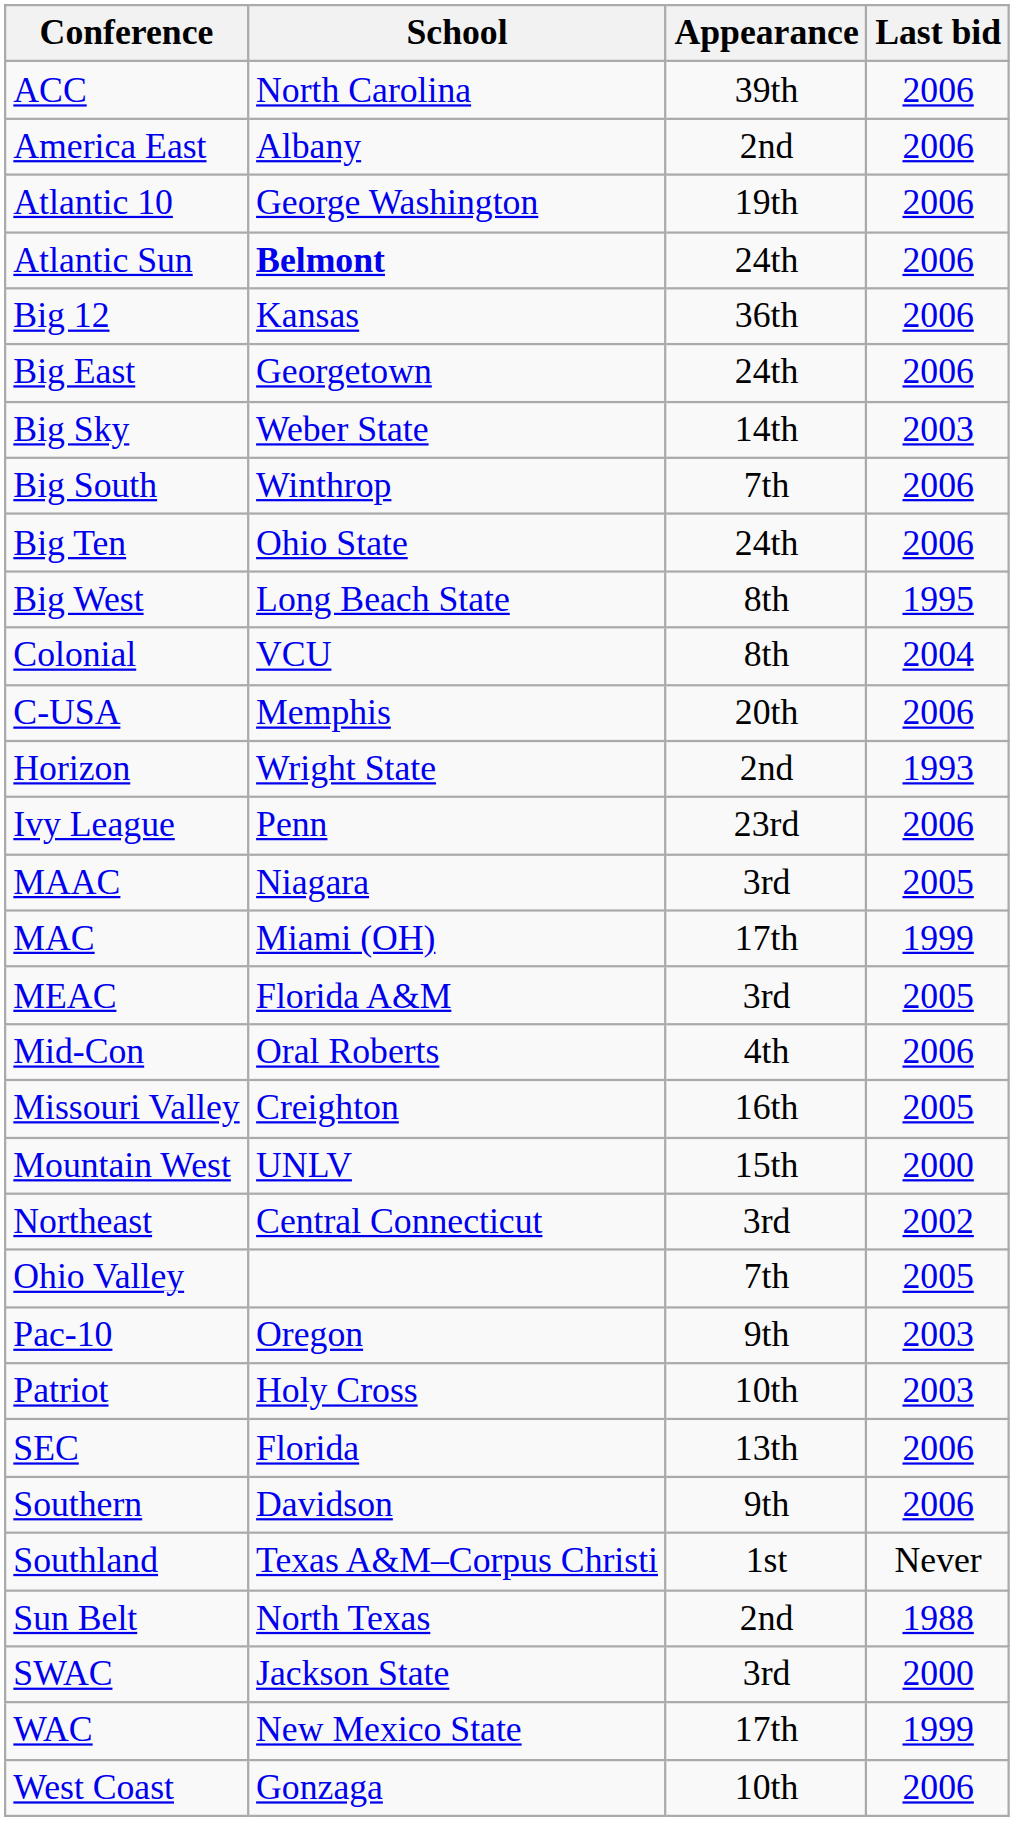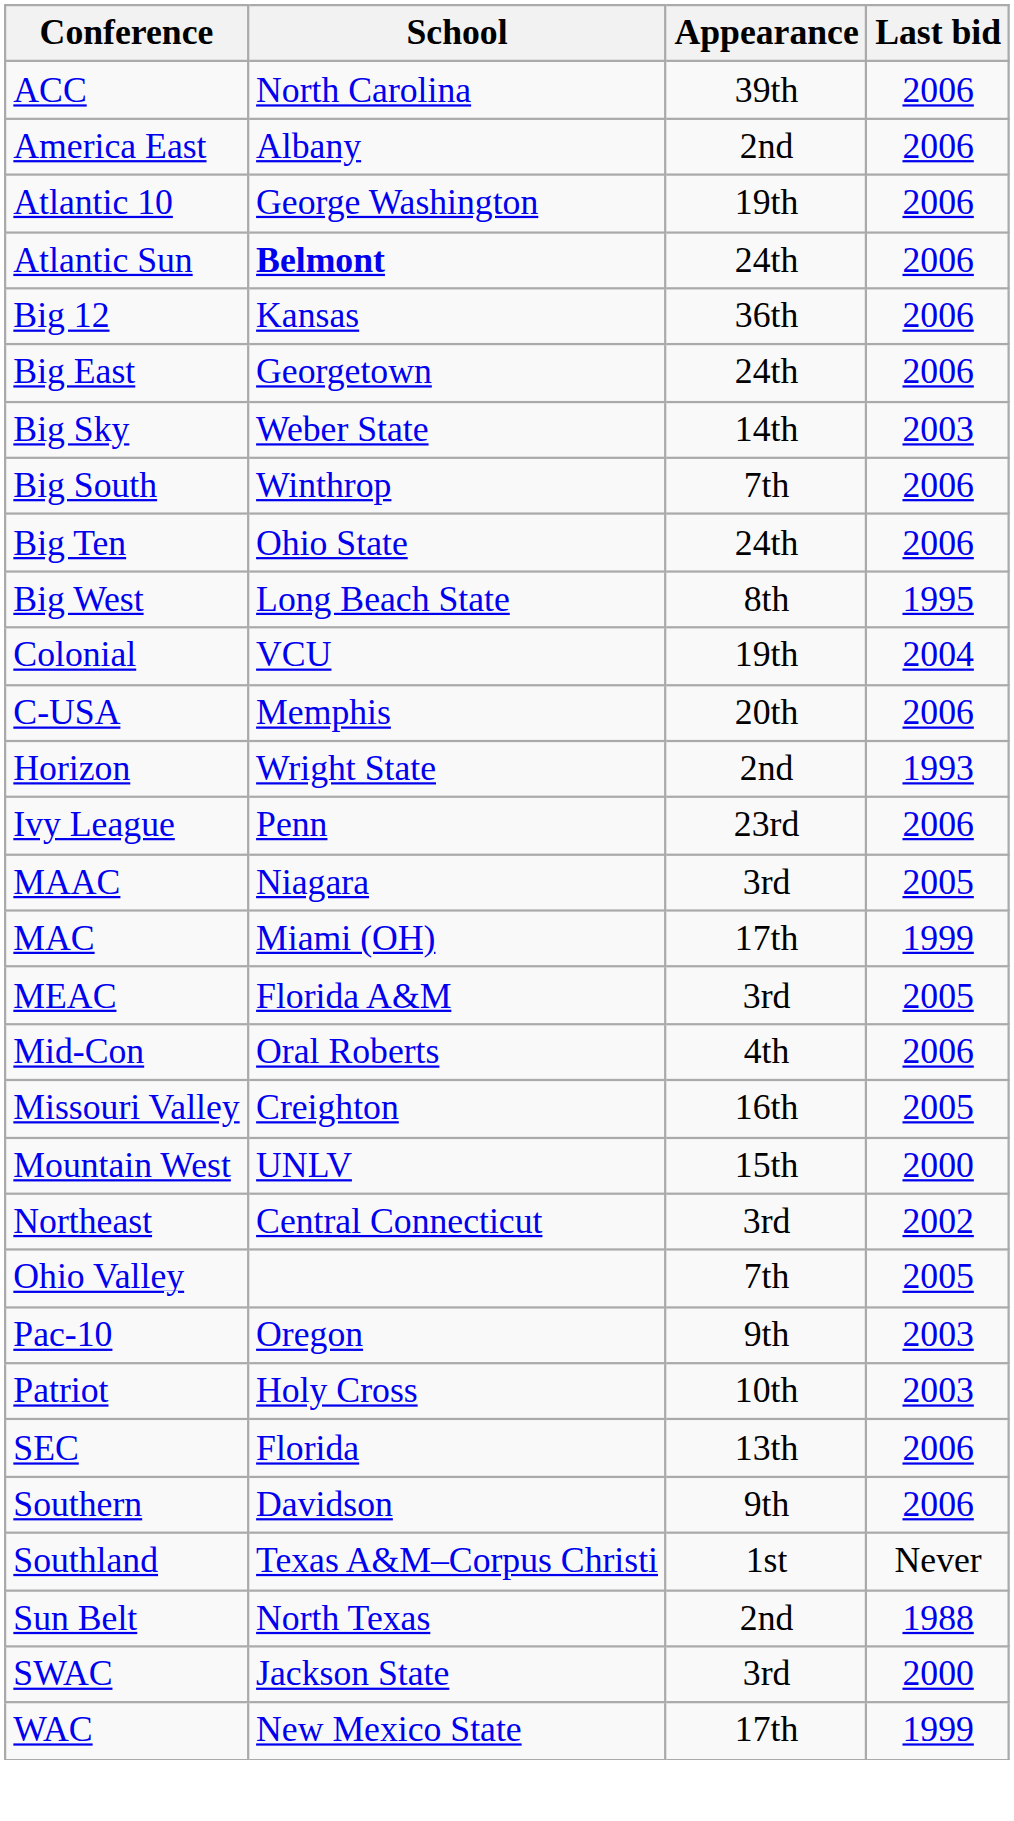(767, 655) 8th -> (767, 655) 19th
- row: (94, 1786)
